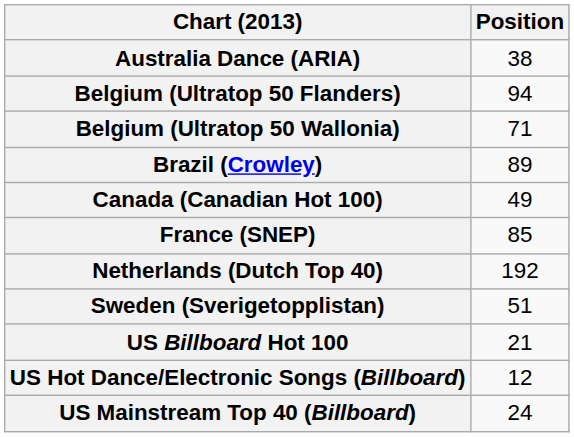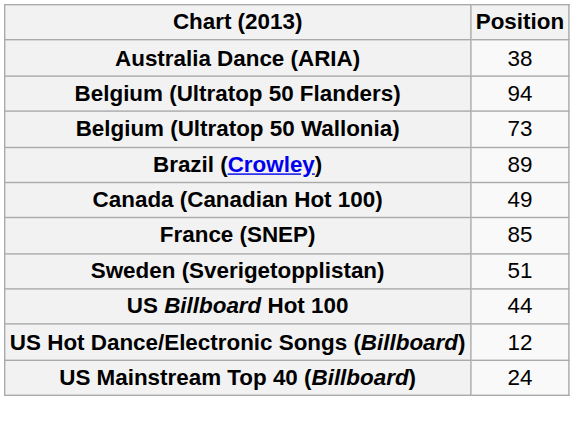(520, 128) 71 -> (520, 128) 73
- row: (238, 270)
(520, 341) 21 -> (520, 306) 44
